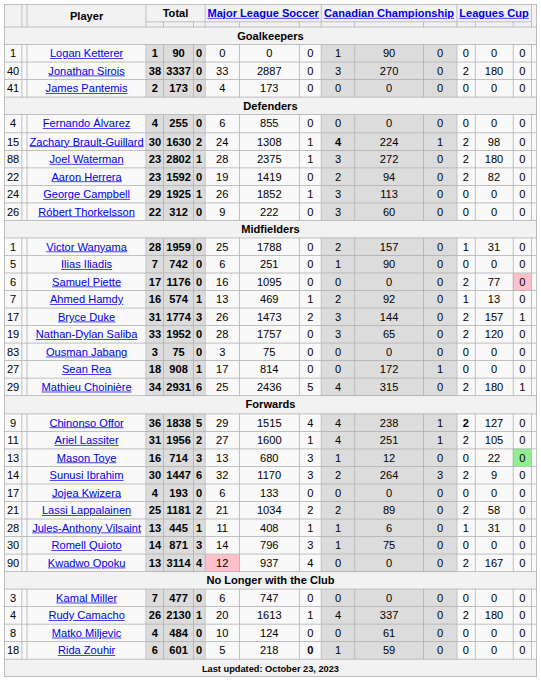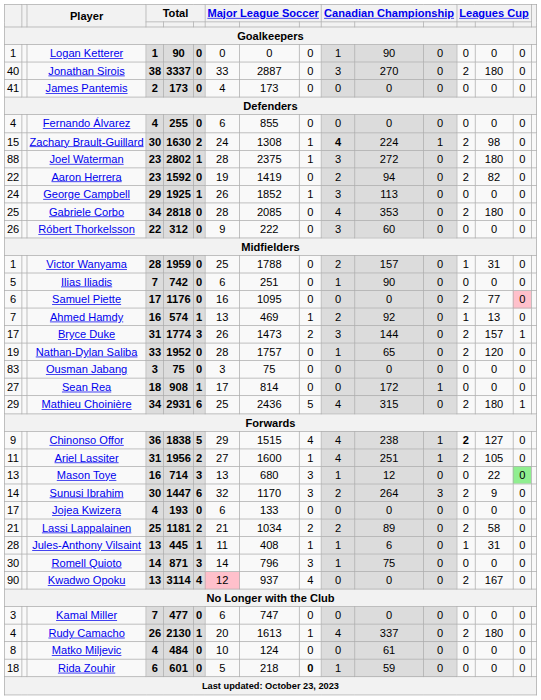+ row: (87, 212)
(338, 335) 3 -> (338, 352) 1
